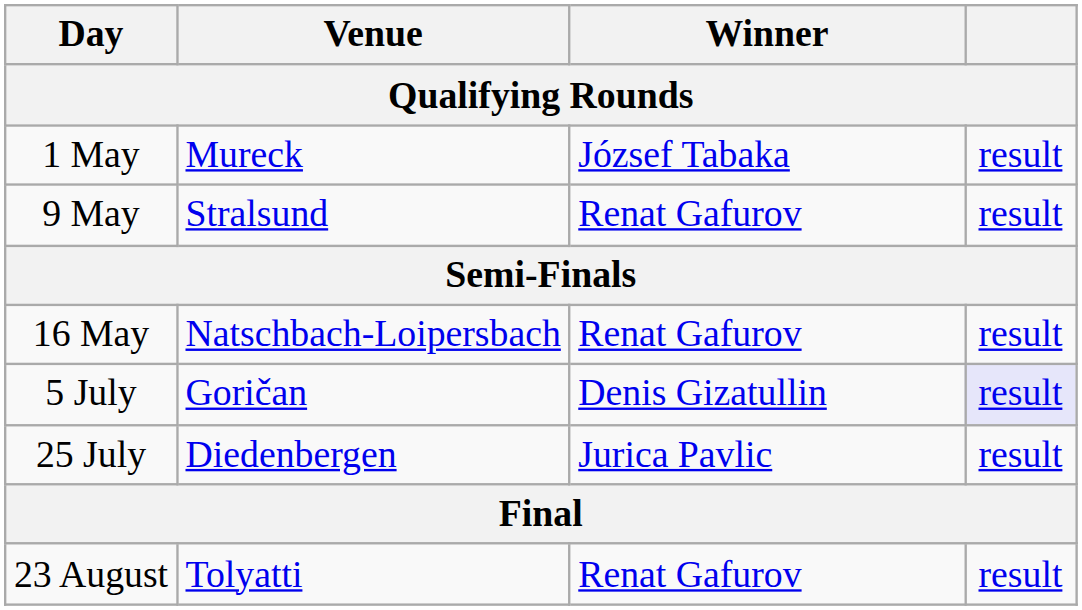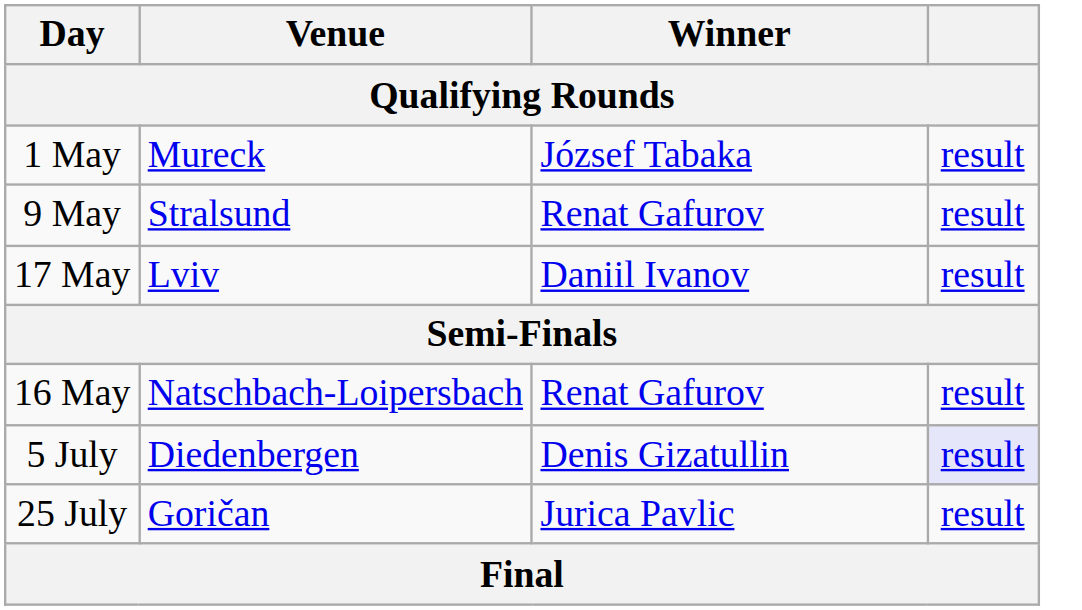+ row: (72, 273)
(246, 393) Goričan -> (253, 453) Diedenbergen
(291, 453) Diedenbergen -> (209, 513) Goričan
- row: (91, 573)
